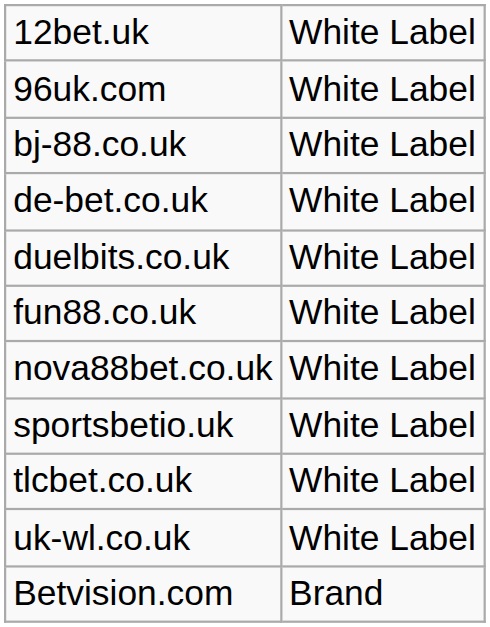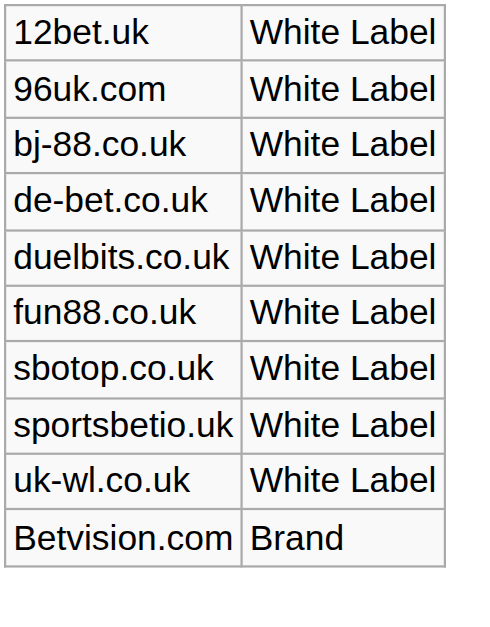- row: (143, 369)
+ row: (114, 369)
- row: (103, 481)
